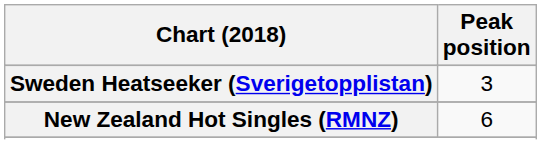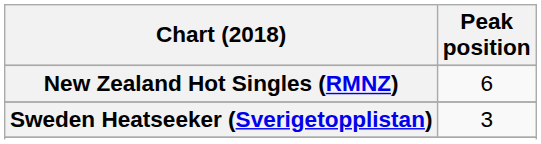rows swapped: (221, 119) <-> (221, 83)
